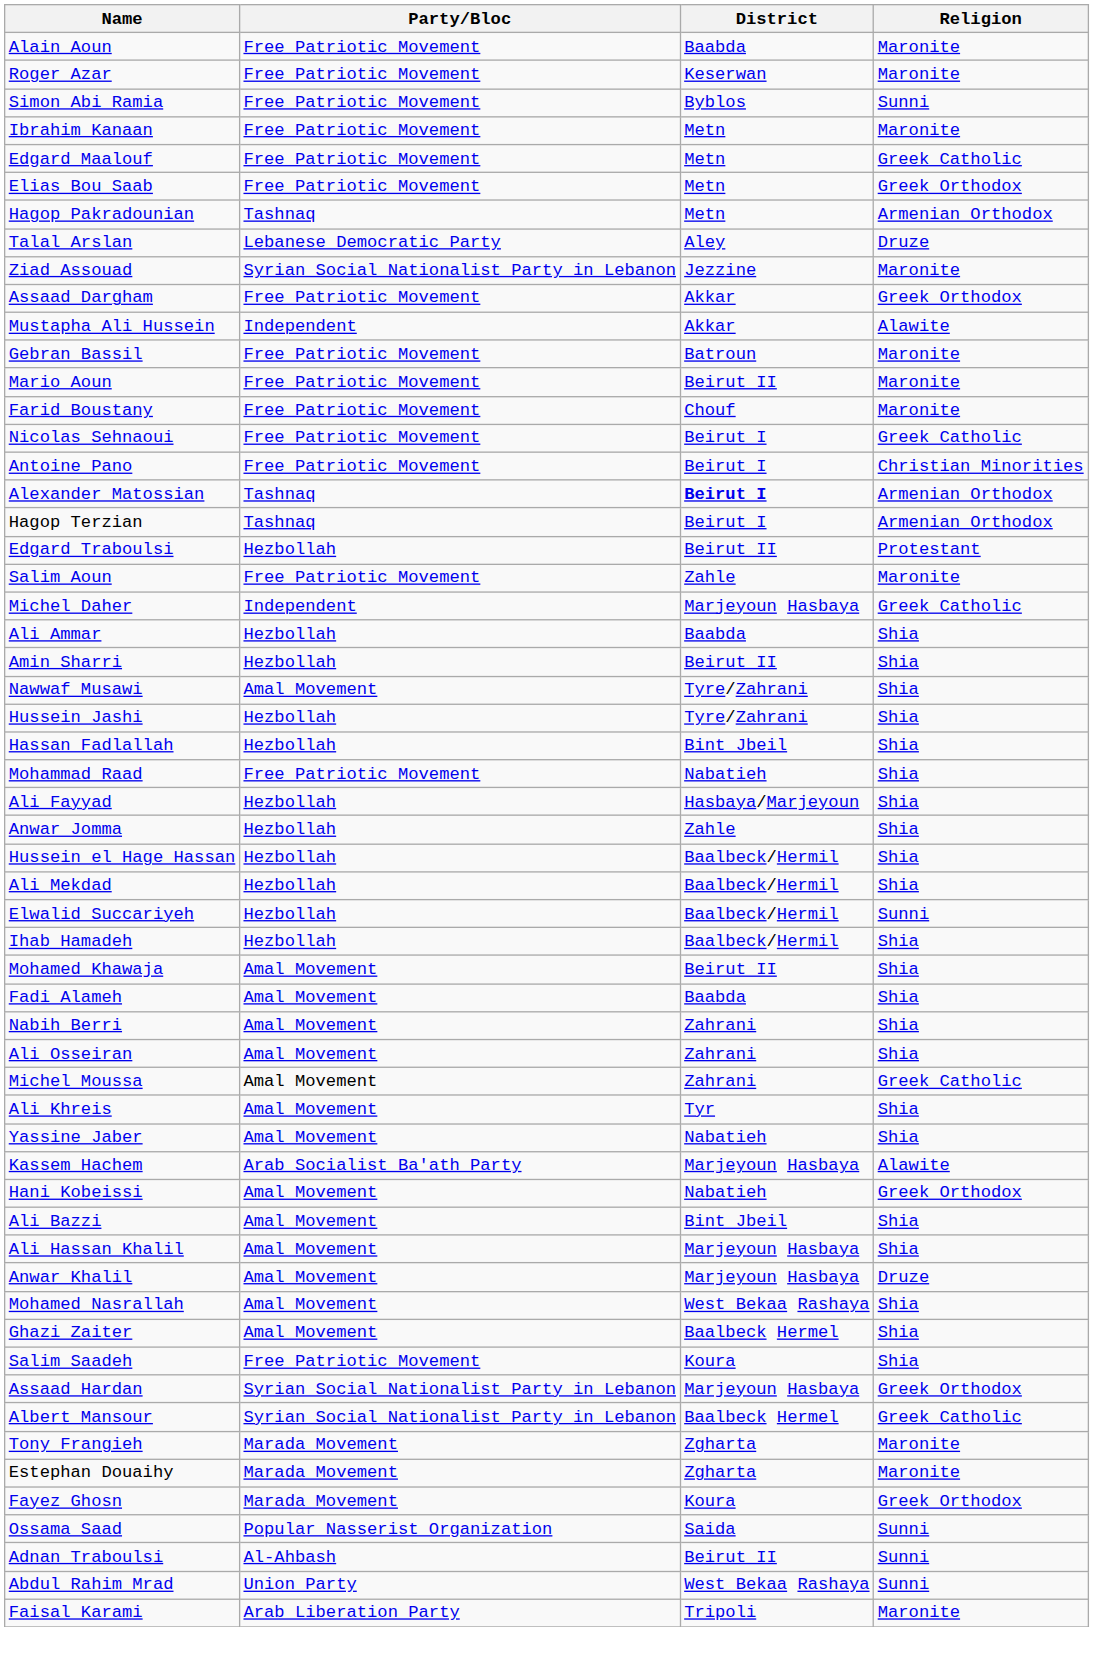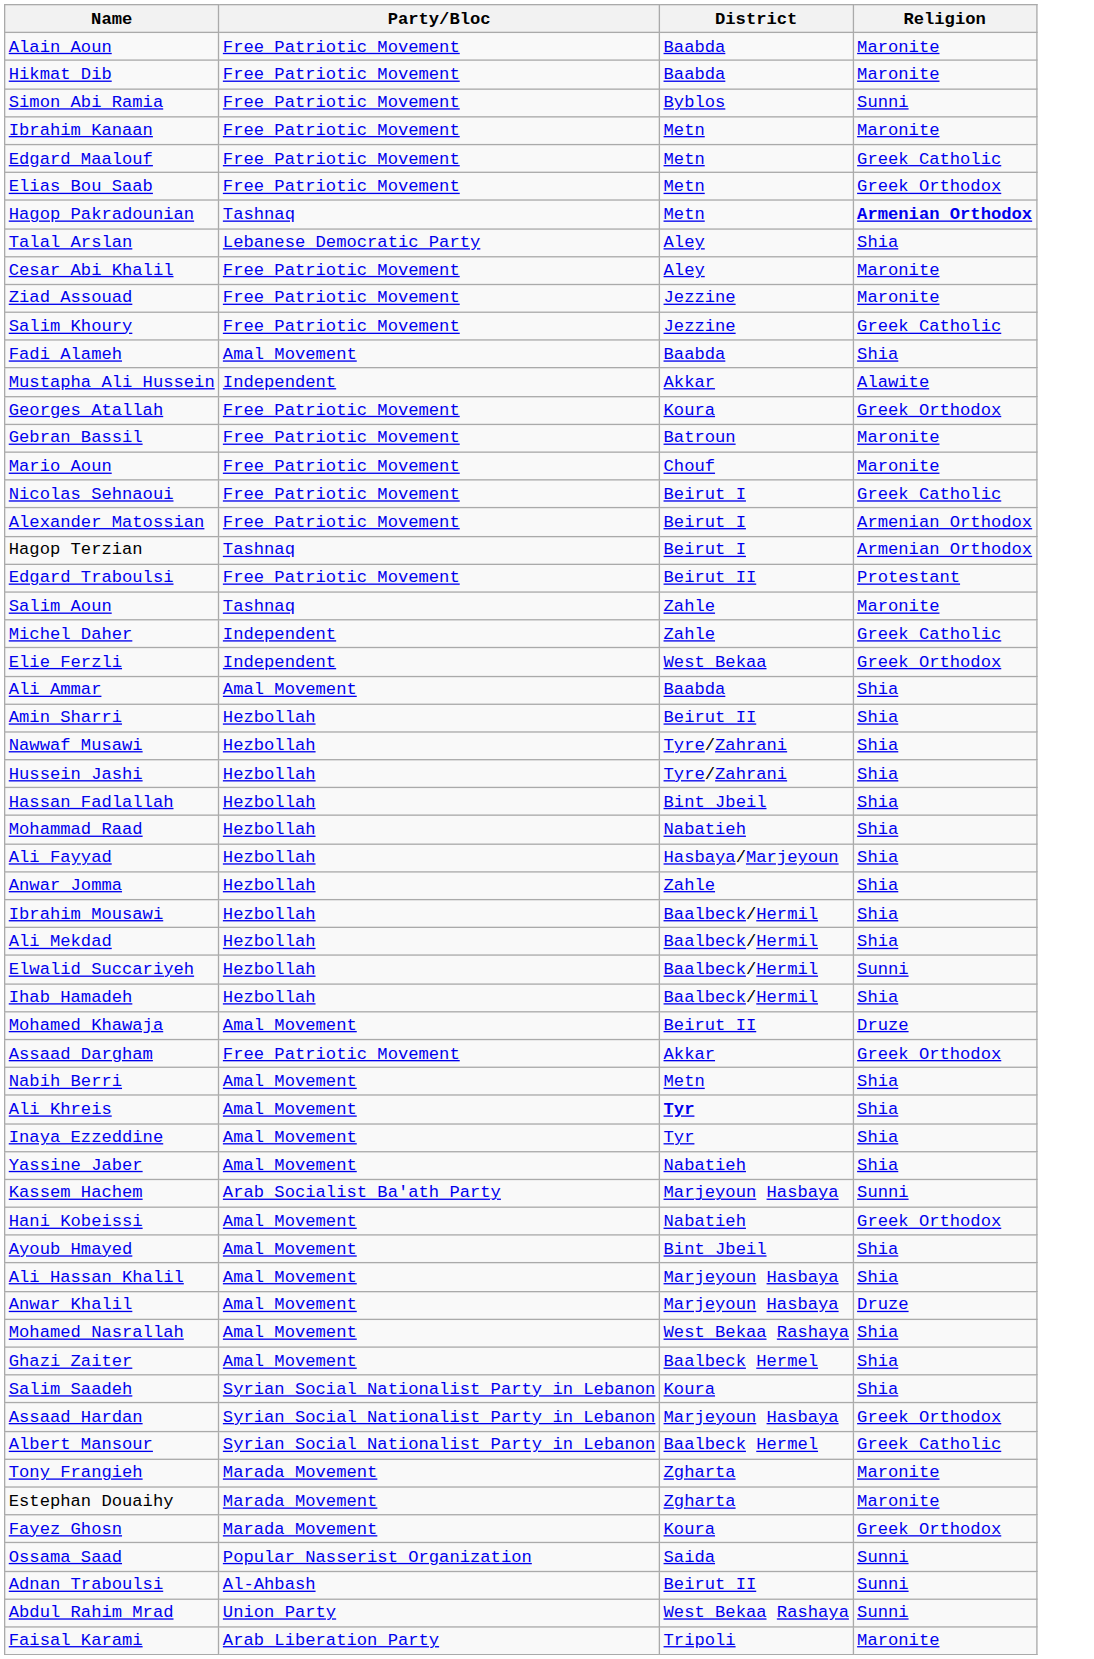+ row: (60, 75)
- row: (60, 75)
(965, 214) normal -> (945, 214) bold
(903, 242) Druze -> (878, 242) Shia
+ row: (91, 270)
(460, 270) Syrian Social Nationalist Party in Lebanon -> (341, 298) Free Patriotic Movement
+ row: (71, 326)
rows swapped: (81, 298) <-> (65, 998)
+ row: (86, 410)
(730, 382) Beirut II -> (689, 466) Chouf
- row: (81, 410)
- row: (71, 466)
(280, 494) Tashnaq -> (341, 522) Free Patriotic Movement
(725, 494) bold -> (705, 522) normal
(290, 550) Hezbollah -> (341, 578) Free Patriotic Movement
(362, 578) Free Patriotic Movement -> (259, 606) Tashnaq
(772, 606) Marjeyoun Hasbaya -> (689, 634) Zahle
+ row: (65, 662)
(290, 634) Hezbollah -> (290, 690) Amal Movement
(310, 690) Amal Movement -> (269, 746) Hezbollah
(362, 774) Free Patriotic Movement -> (269, 830) Hezbollah
- row: (122, 858)
+ row: (86, 914)
(898, 970) Shia -> (883, 1025) Druze
(720, 1025) Zahrani -> (684, 1081) Metn
- row: (71, 1053)
- row: (76, 1081)
(700, 1109) normal -> (679, 1109) bold
+ row: (86, 1137)
(914, 1165) Alawite -> (883, 1193) Sunni
- row: (55, 1221)
+ row: (71, 1249)
(362, 1361) Free Patriotic Movement -> (439, 1389) Syrian Social Nationalist Party in Lebanon
